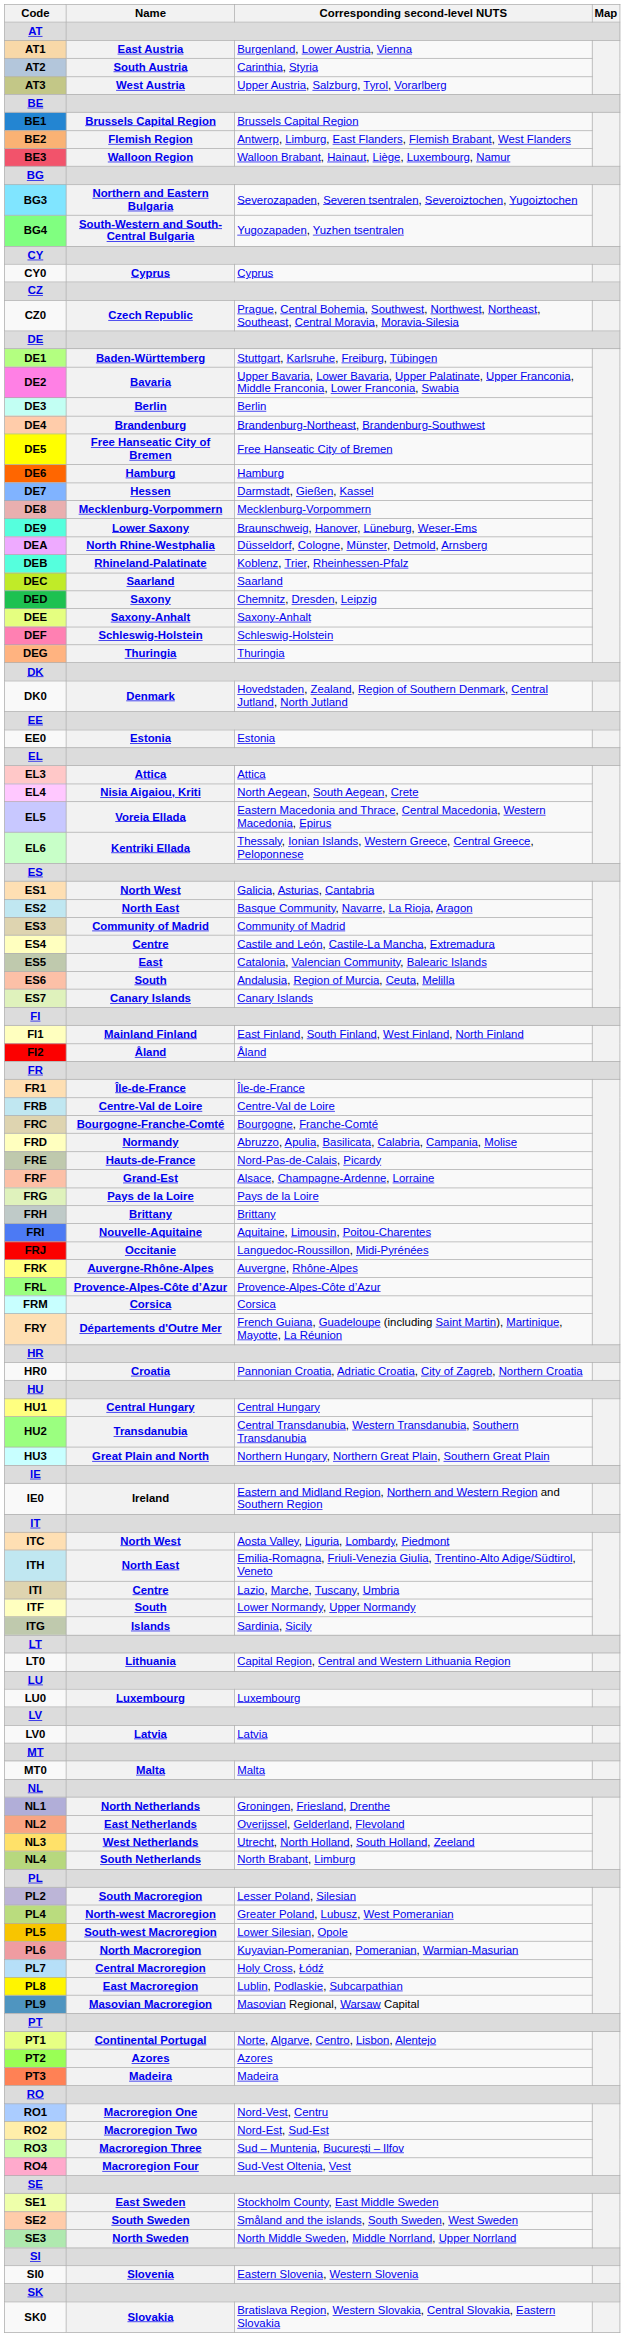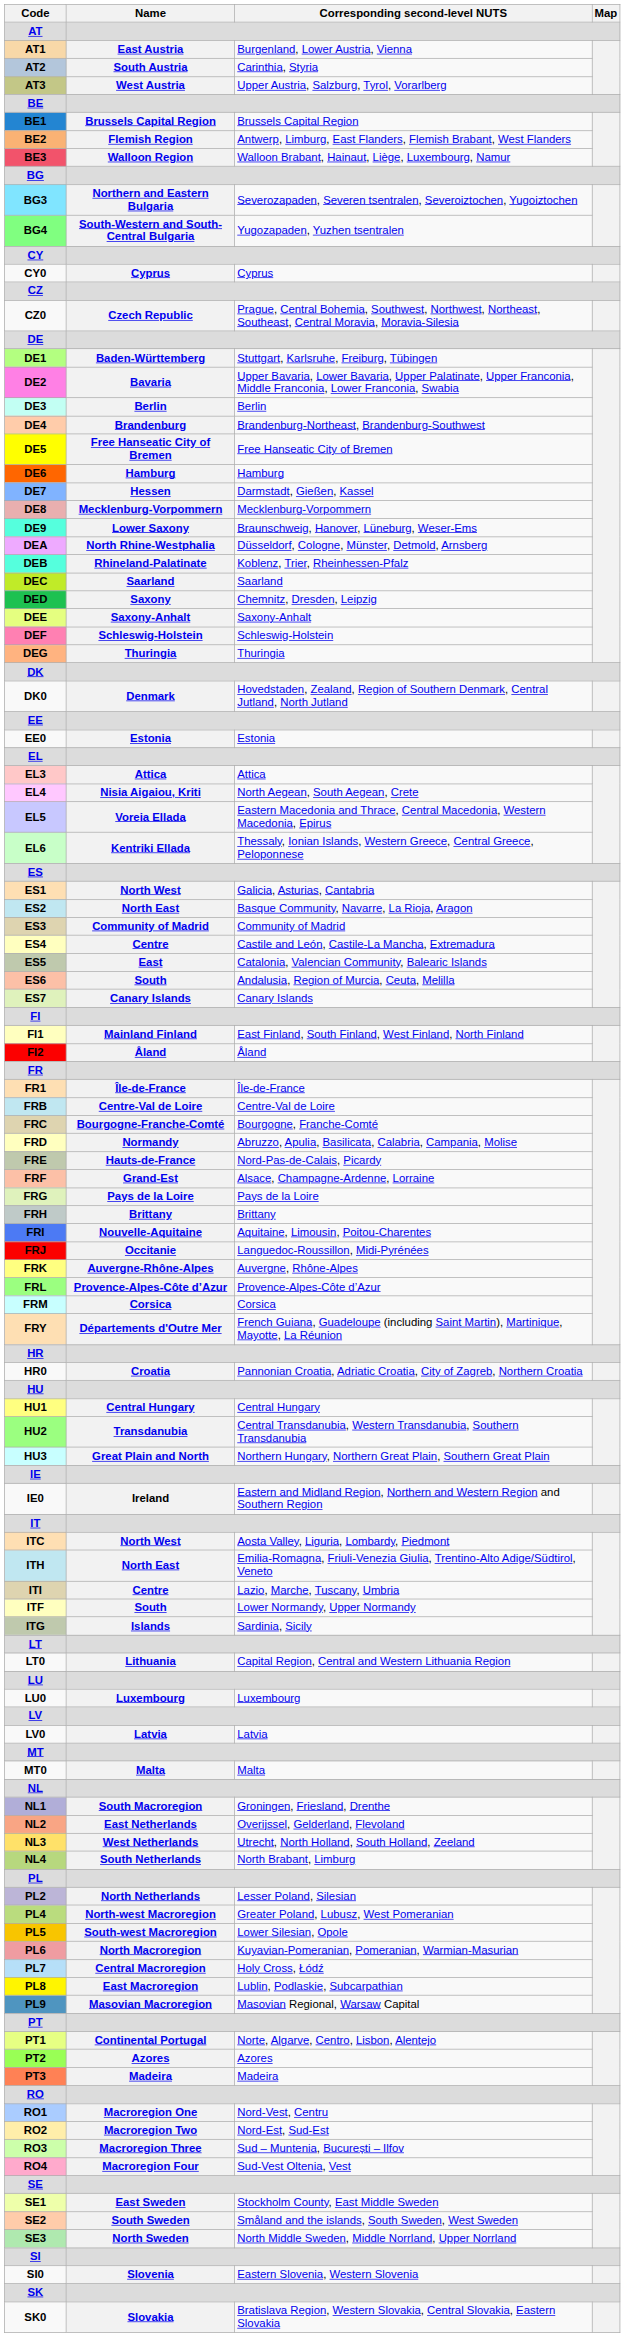(151, 1806) North Netherlands -> (151, 1806) South Macroregion
(151, 1896) South Macroregion -> (151, 1896) North Netherlands
